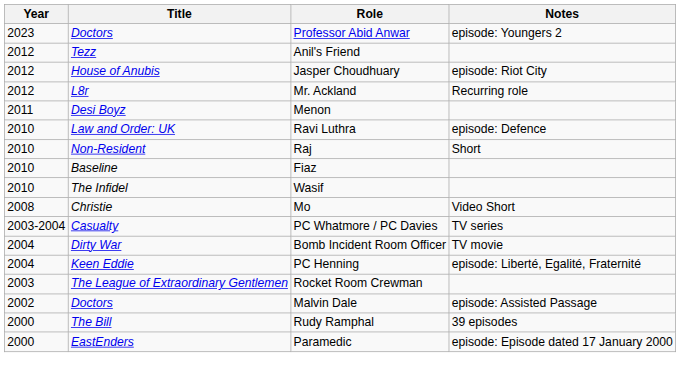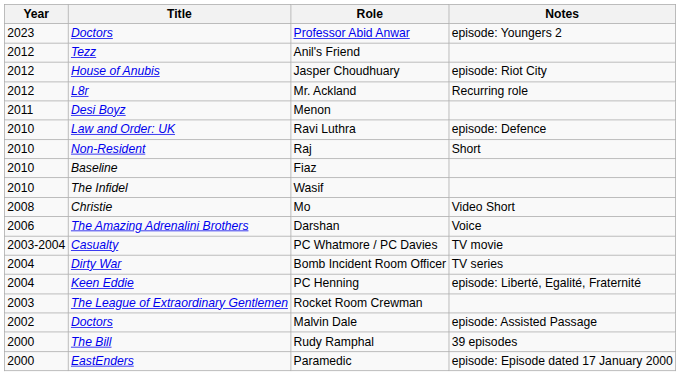+ row: (317, 226)
(477, 226) TV series -> (477, 245) TV movie
(477, 245) TV movie -> (477, 264) TV series
